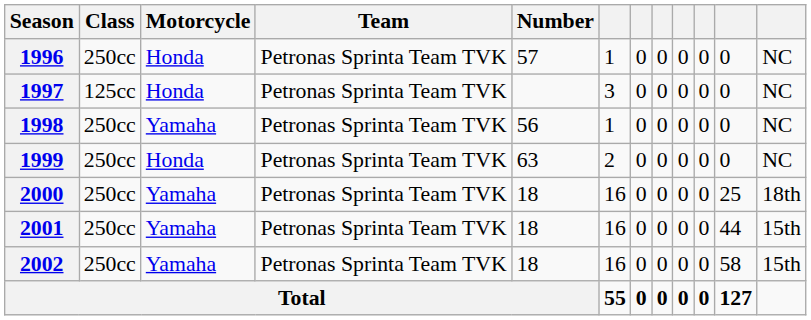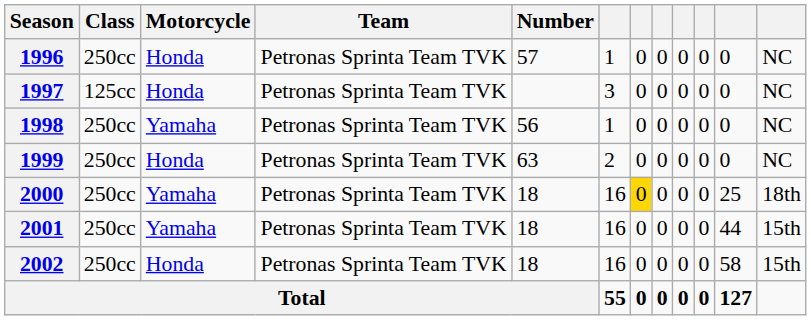(641, 194) no background -> (641, 194) gold background
(181, 263) Yamaha -> (175, 263) Honda
